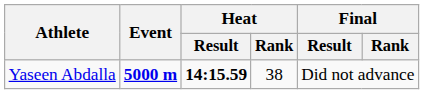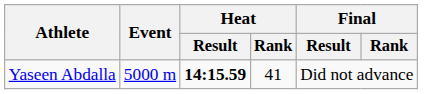(150, 74) bold -> (150, 74) normal
(274, 74) 38 -> (273, 74) 41
